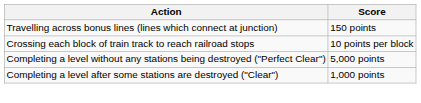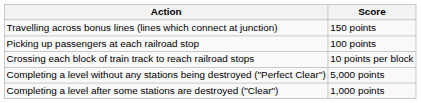+ row: (103, 43)
